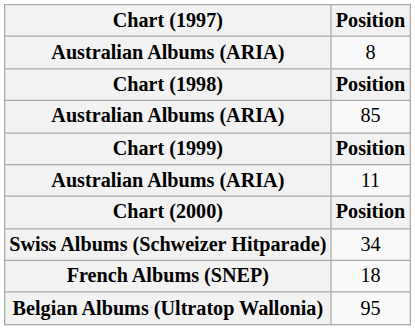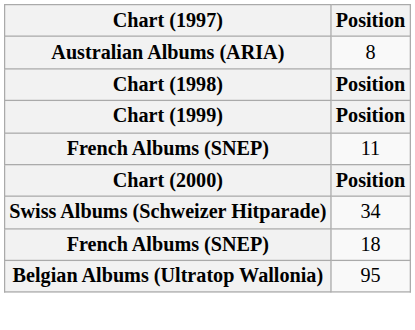- row: (370, 116)
(168, 180) Australian Albums (ARIA) -> (168, 148) French Albums (SNEP)
